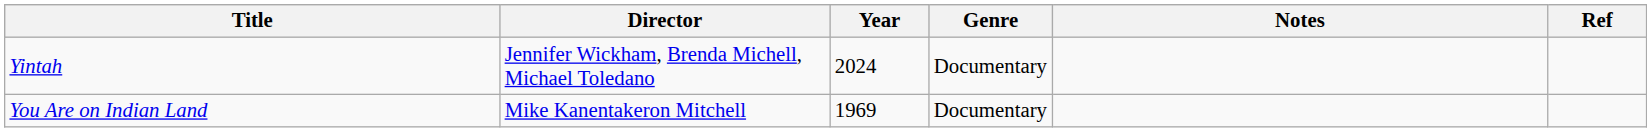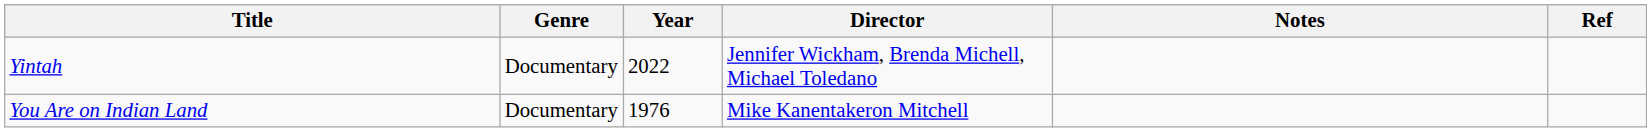columns swapped: (665, 20) <-> (991, 20)
(856, 65) 2024 -> (649, 65) 2022
(856, 110) 1969 -> (649, 110) 1976
